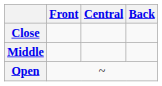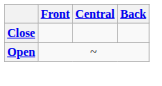- row: (25, 52)
